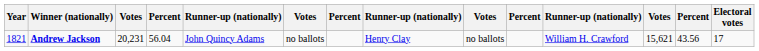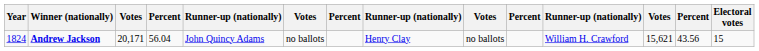(16, 38) 1821 -> (16, 38) 1824
(131, 38) 20,231 -> (131, 38) 20,171
(718, 38) 17 -> (718, 38) 15
